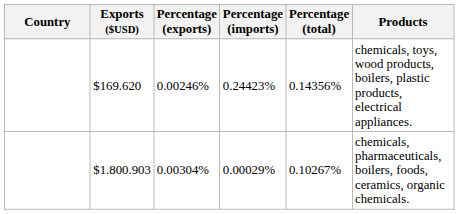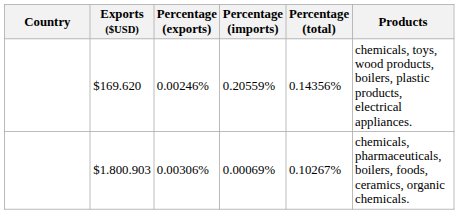(249, 85) 0.24423% -> (249, 85) 0.20559%
(183, 170) 0.00304% -> (183, 170) 0.00306%
(249, 170) 0.00029% -> (249, 170) 0.00069%
